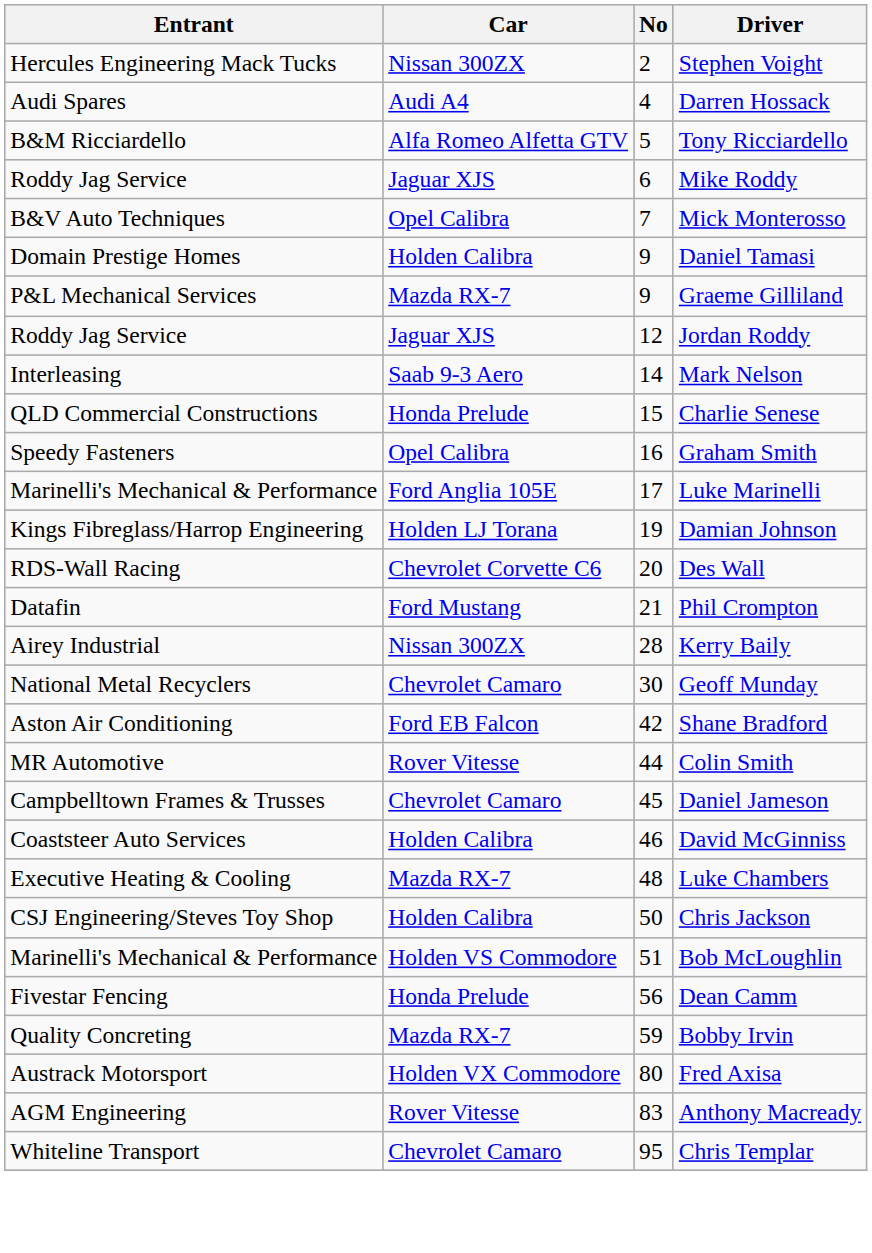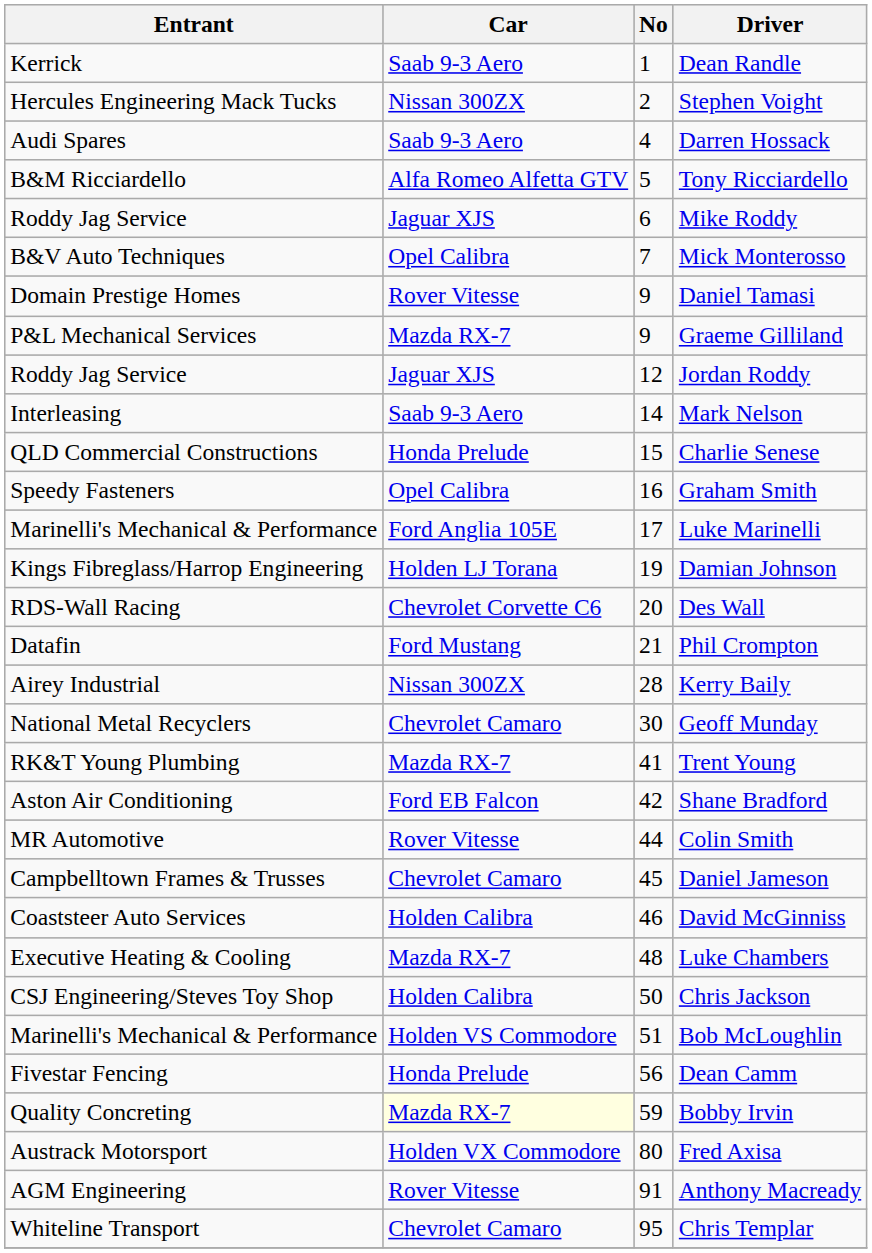+ row: (740, 62)
(428, 101) Audi A4 -> (456, 140) Saab 9-3 Aero
(460, 257) Holden Calibra -> (454, 296) Rover Vitesse
+ row: (737, 762)
(449, 1034) no background -> (449, 1111) lightyellow background
(651, 1111) 83 -> (651, 1189) 91
